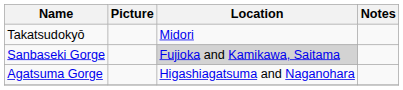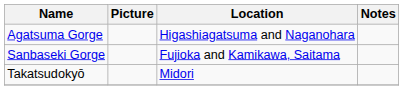rows swapped: (55, 74) <-> (46, 34)
(250, 54) lightgrey background -> (250, 54) no background
